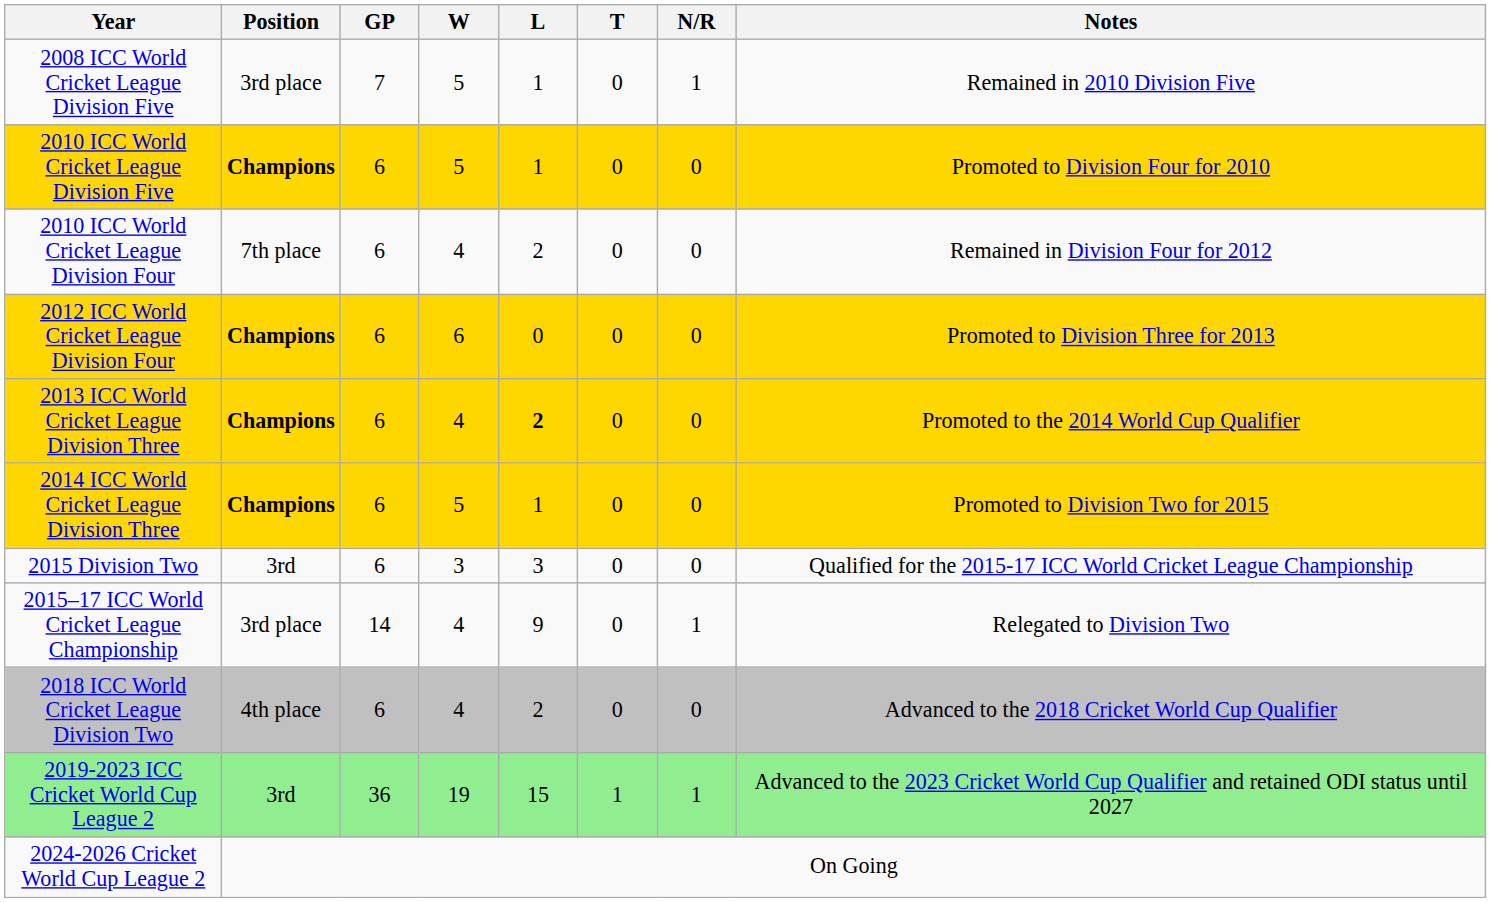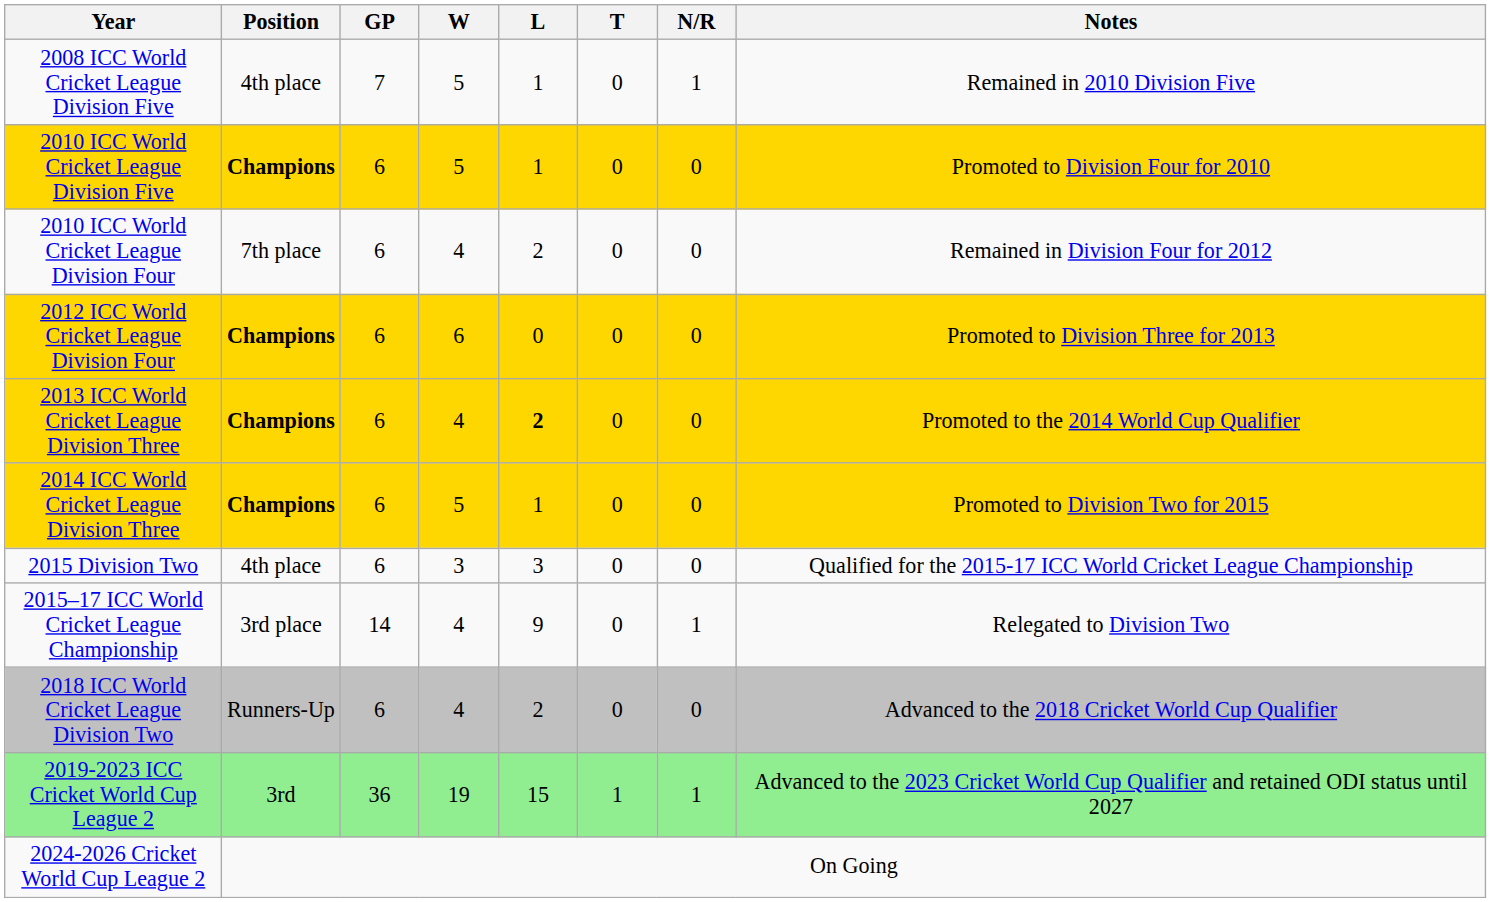(281, 81) 3rd place -> (281, 81) 4th place
(281, 565) 3rd -> (281, 565) 4th place
(281, 709) 4th place -> (281, 709) Runners-Up
